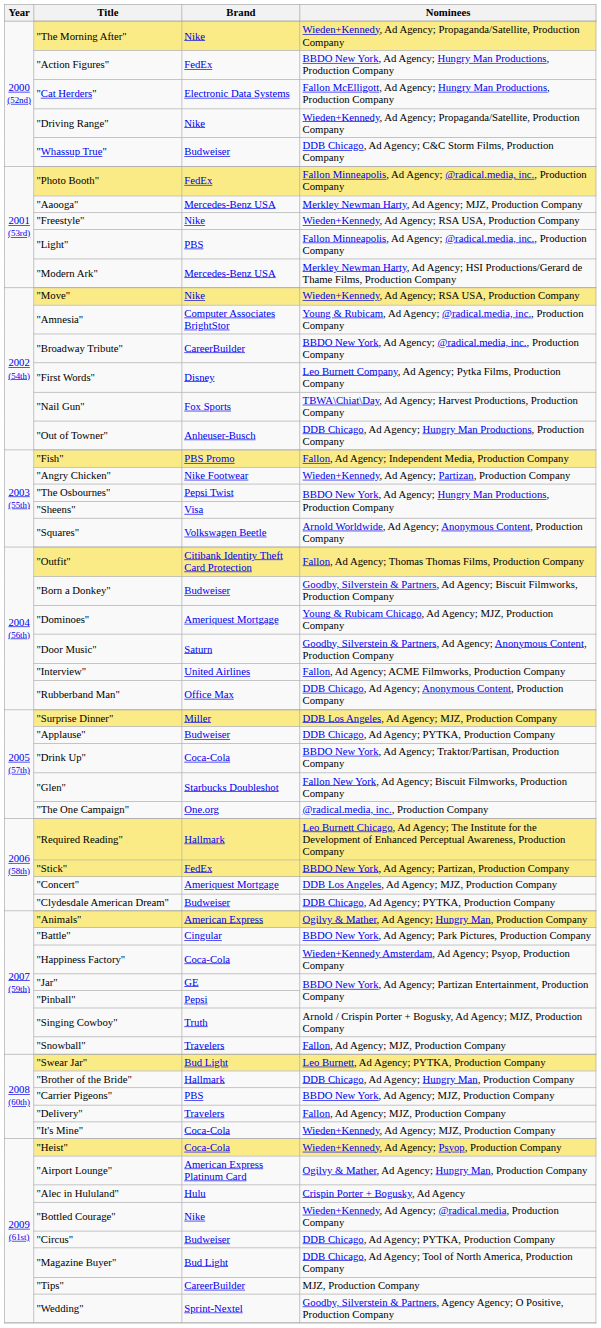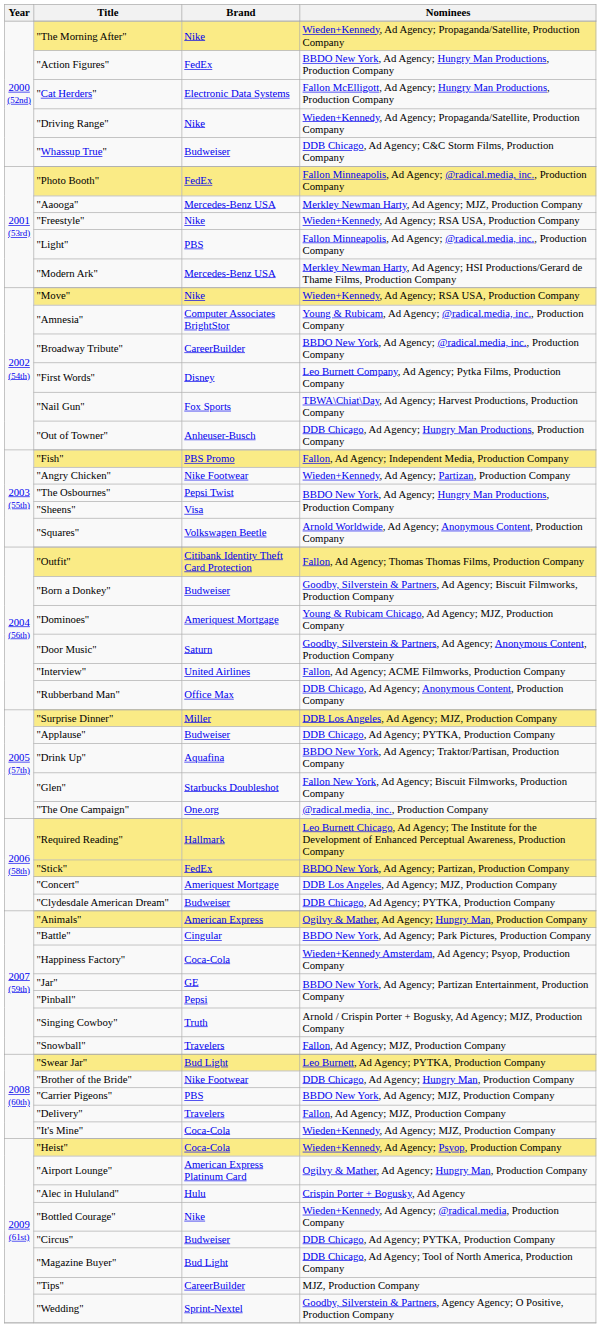(207, 758) Coca-Cola -> (204, 758) Aquafina
(205, 1079) Hallmark -> (216, 1079) Nike Footwear
